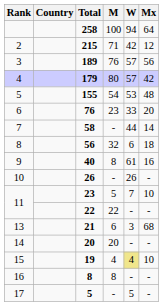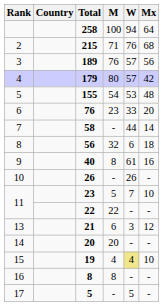(131, 45) 42 -> (131, 45) 76
(149, 45) 12 -> (149, 45) 68
(149, 227) 68 -> (149, 227) 12
